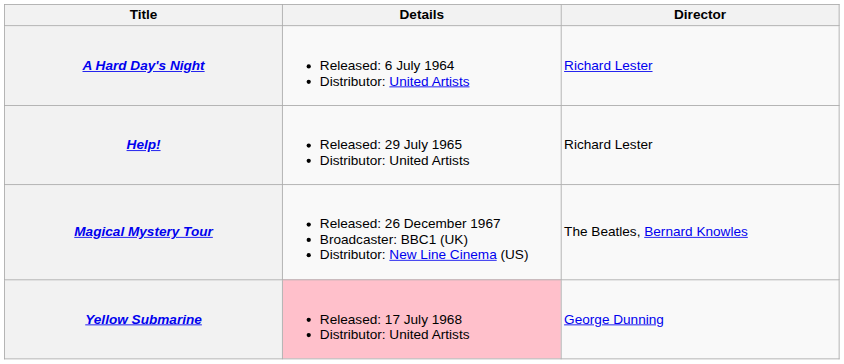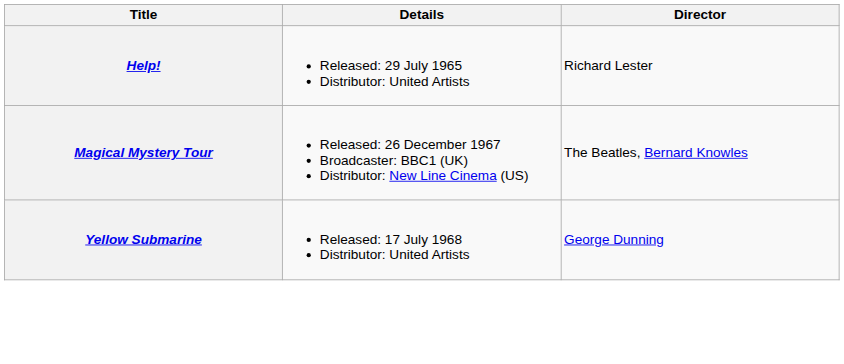- row: (144, 65)
(422, 327) pink background -> (422, 247) no background
